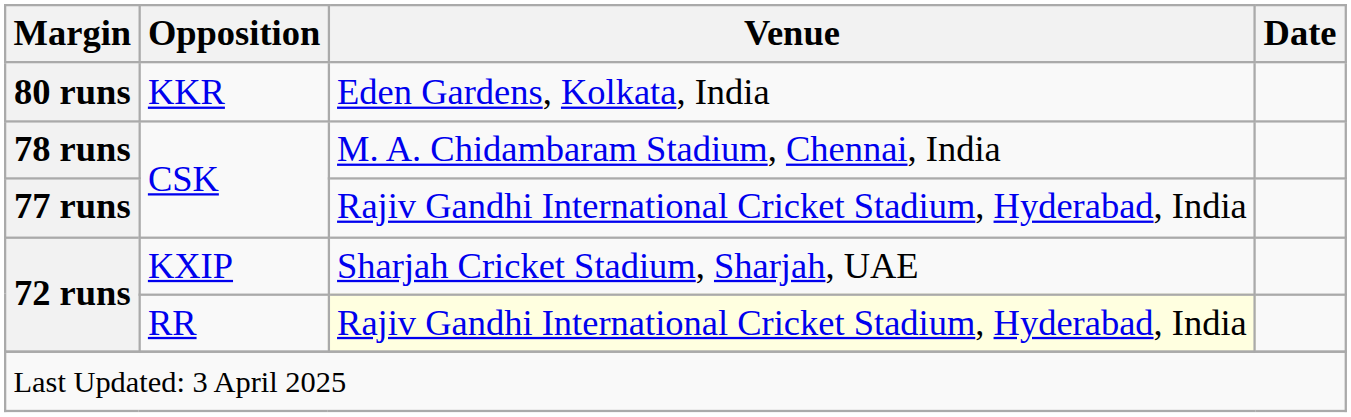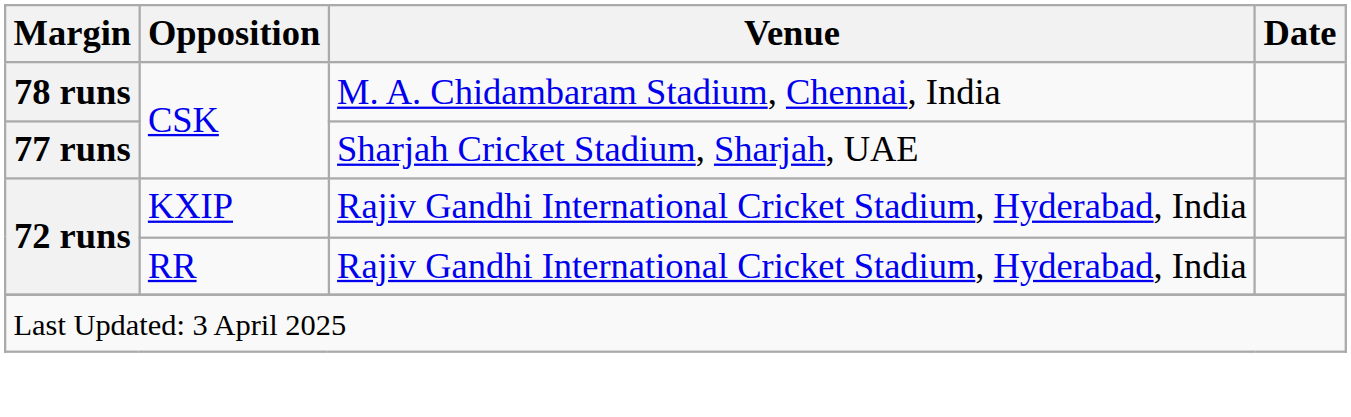- row: (72, 91)
(792, 206) Rajiv Gandhi International Cricket Stadium, Hyderabad, India -> (628, 149) Sharjah Cricket Stadium, Sharjah, UAE
(628, 264) Sharjah Cricket Stadium, Sharjah, UAE -> (792, 206) Rajiv Gandhi International Cricket Stadium, Hyderabad, India
(792, 322) lightyellow background -> (792, 264) no background
